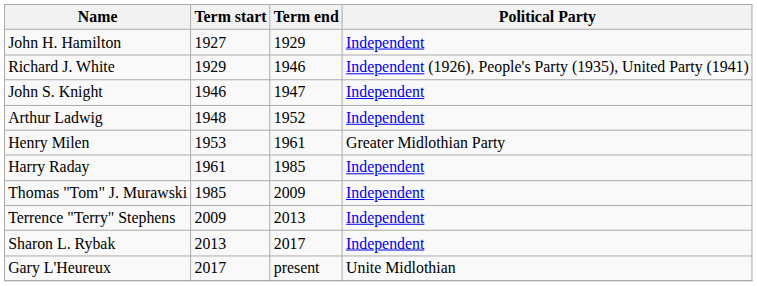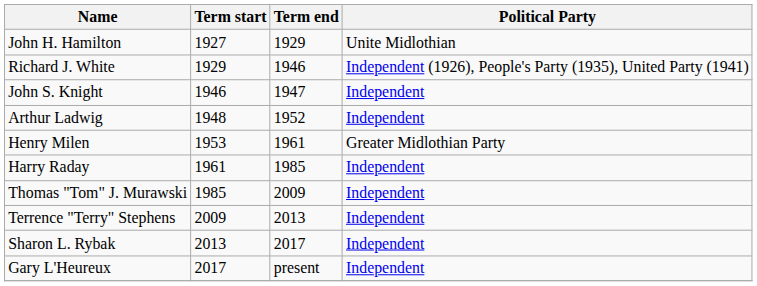(385, 42) Independent -> (401, 42) Unite Midlothian
(401, 268) Unite Midlothian -> (385, 268) Independent
